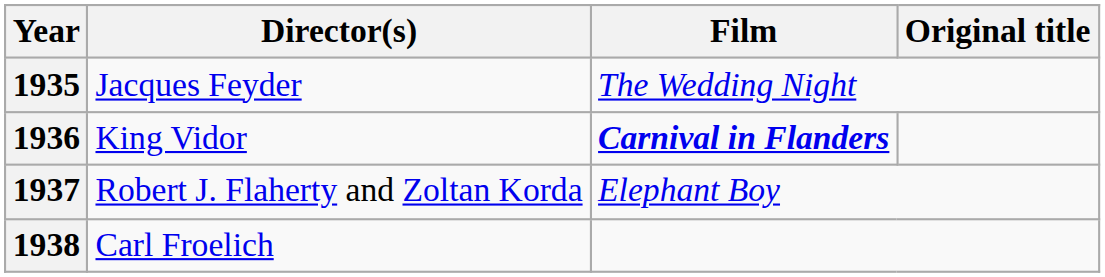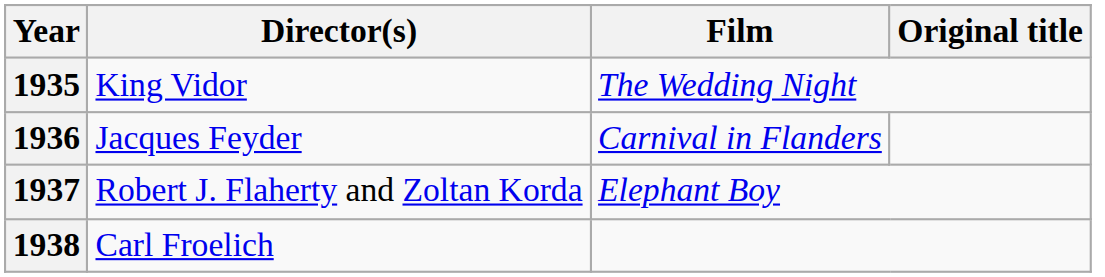(199, 84) Jacques Feyder -> (171, 84) King Vidor
(171, 137) King Vidor -> (199, 137) Jacques Feyder
(744, 137) bold -> (740, 137) normal
